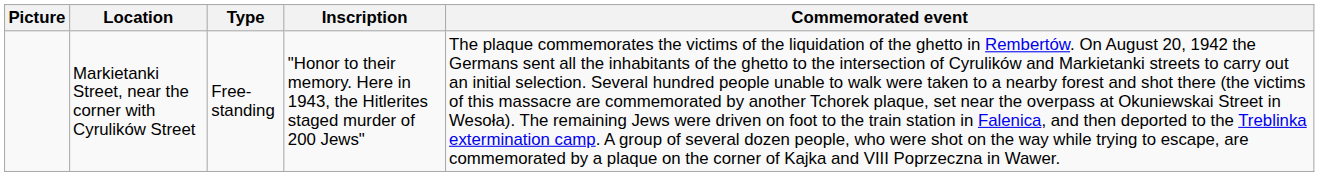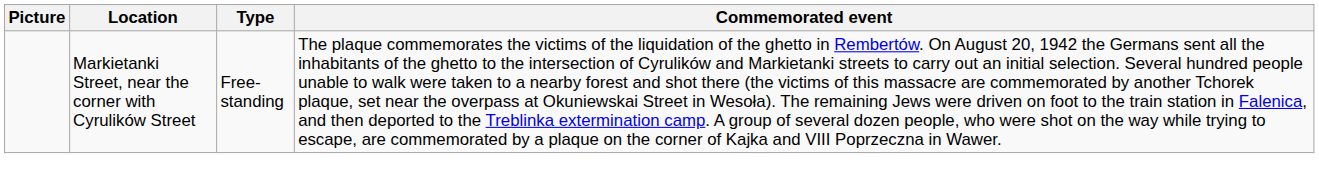- column: (365, 17)
